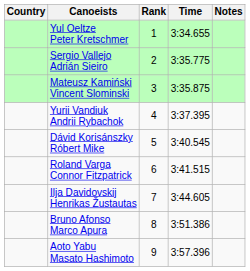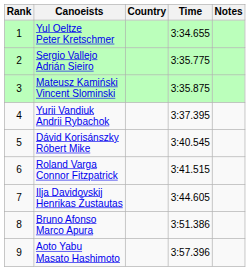columns swapped: (154, 12) <-> (26, 12)
